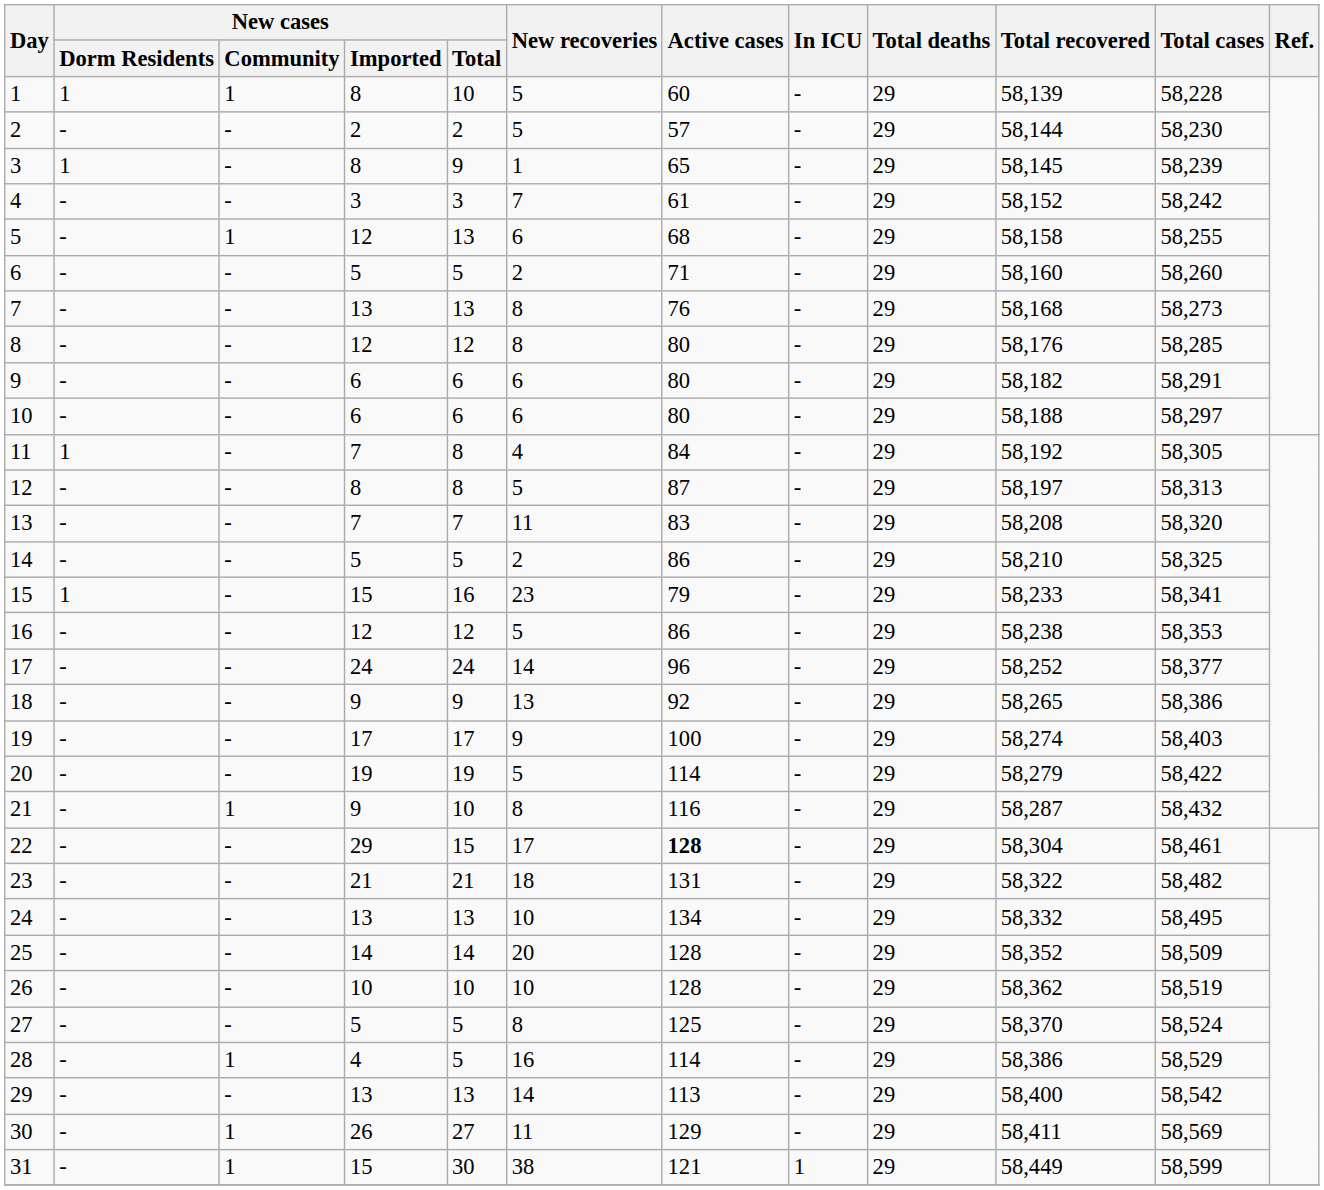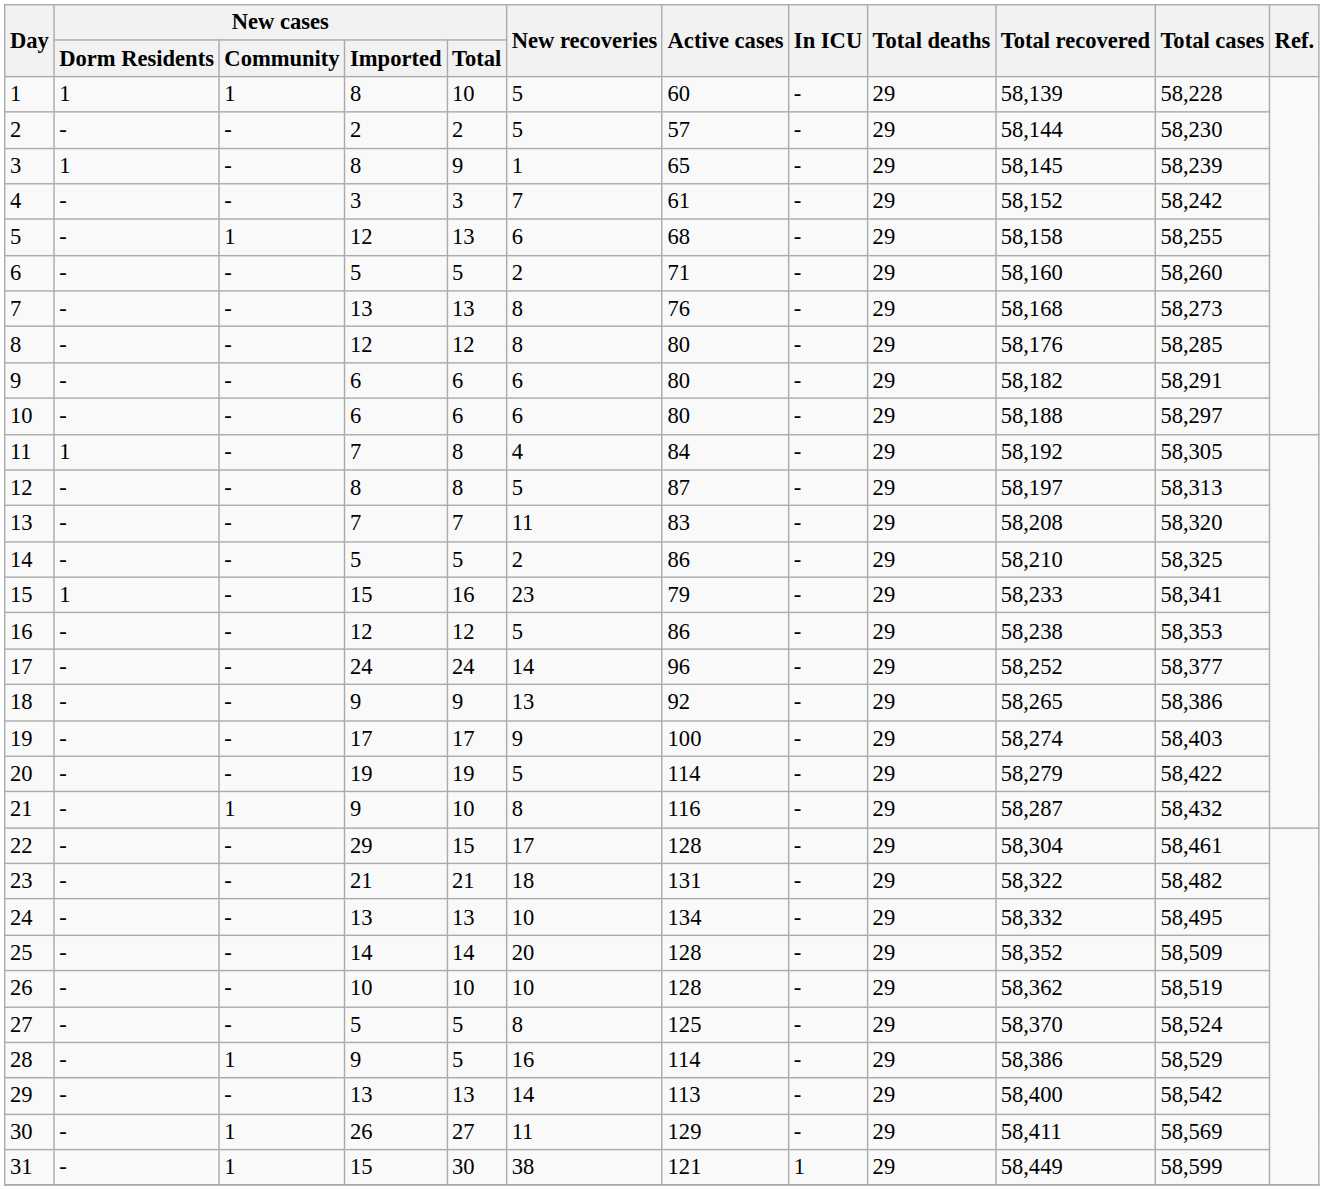(685, 845) bold -> (685, 845) normal
(356, 1059) 4 -> (356, 1059) 9
